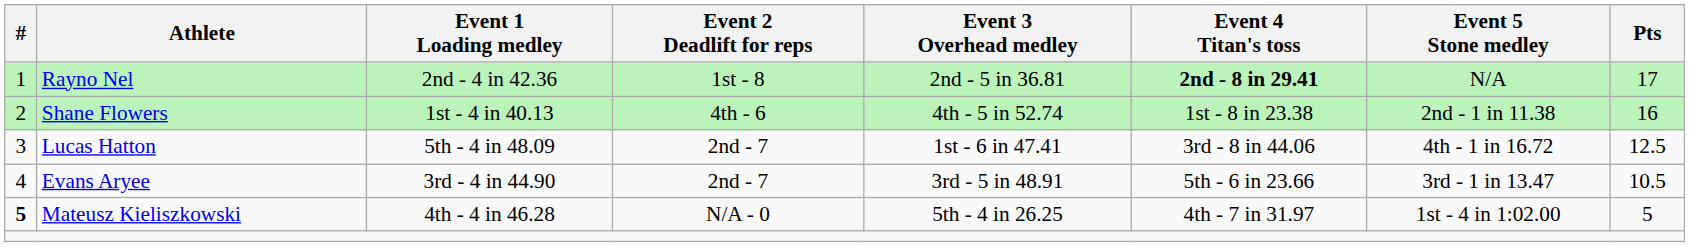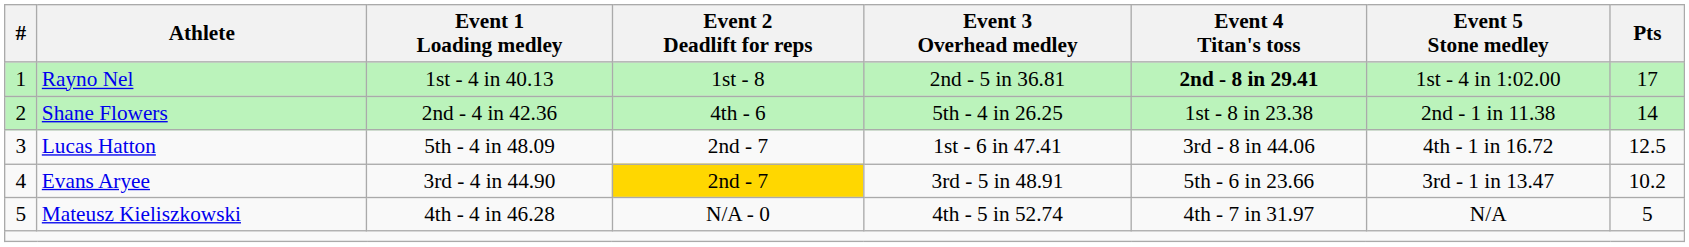(489, 79) 2nd - 4 in 42.36 -> (489, 79) 1st - 4 in 40.13
(1488, 79) N/A -> (1488, 79) 1st - 4 in 1:02.00
(489, 112) 1st - 4 in 40.13 -> (489, 112) 2nd - 4 in 42.36
(998, 112) 4th - 5 in 52.74 -> (998, 112) 5th - 4 in 26.25
(1647, 112) 16 -> (1647, 112) 14
(738, 180) no background -> (738, 180) gold background
(1647, 180) 10.5 -> (1647, 180) 10.2
(21, 214) bold -> (21, 214) normal
(998, 214) 5th - 4 in 26.25 -> (998, 214) 4th - 5 in 52.74
(1488, 214) 1st - 4 in 1:02.00 -> (1488, 214) N/A
